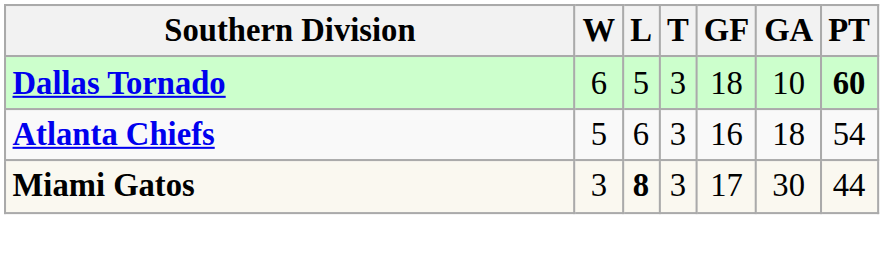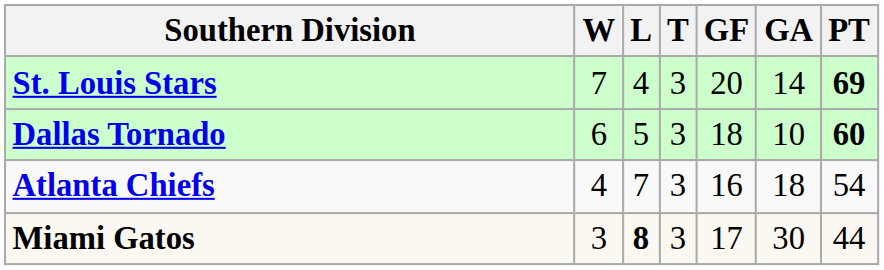+ row: (115, 82)
(599, 133) 5 -> (599, 185) 4
(641, 133) 6 -> (641, 185) 7
